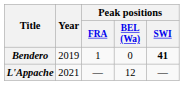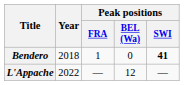(69, 55) 2019 -> (69, 55) 2018
(69, 72) 2021 -> (69, 72) 2022
